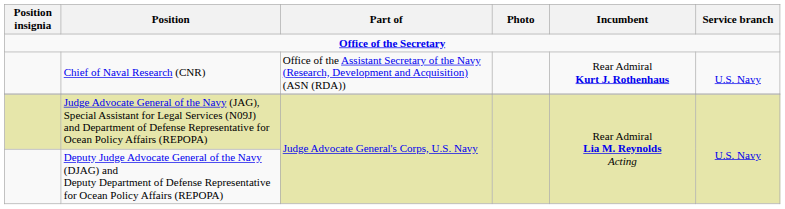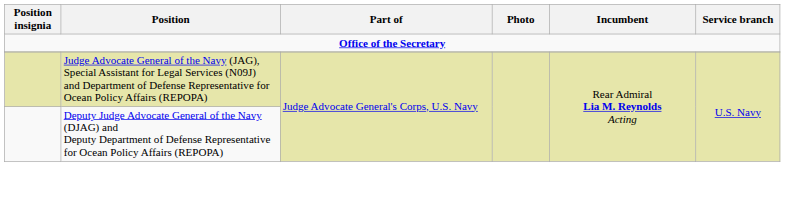- row: (135, 73)
